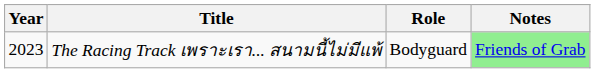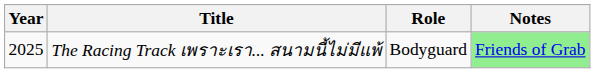(26, 49) 2023 -> (26, 49) 2025
